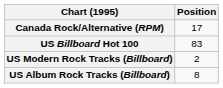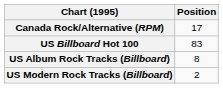rows swapped: (90, 75) <-> (90, 59)
